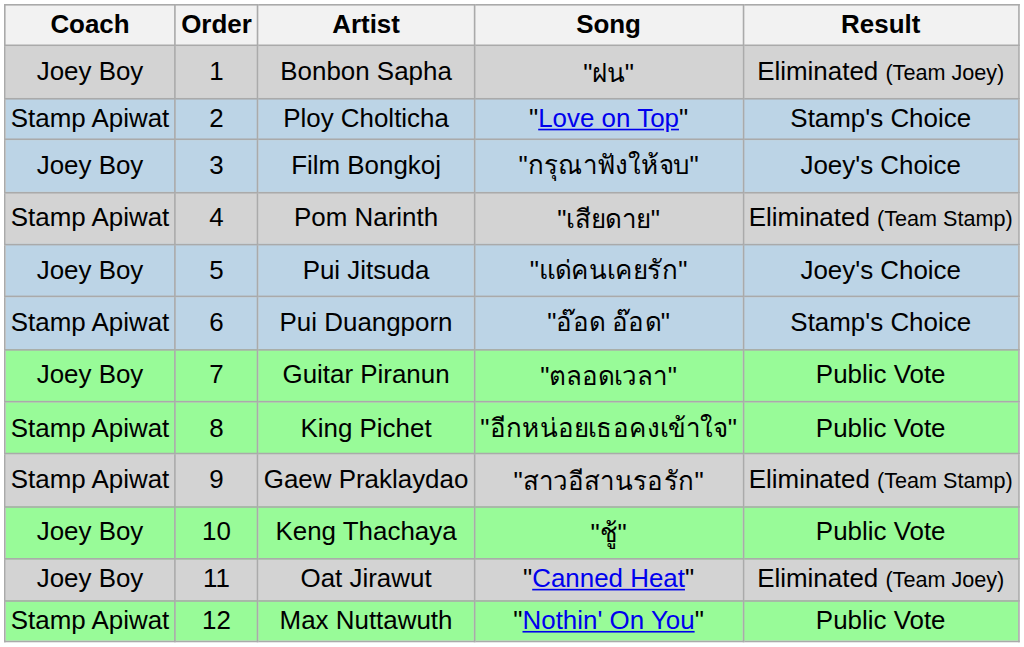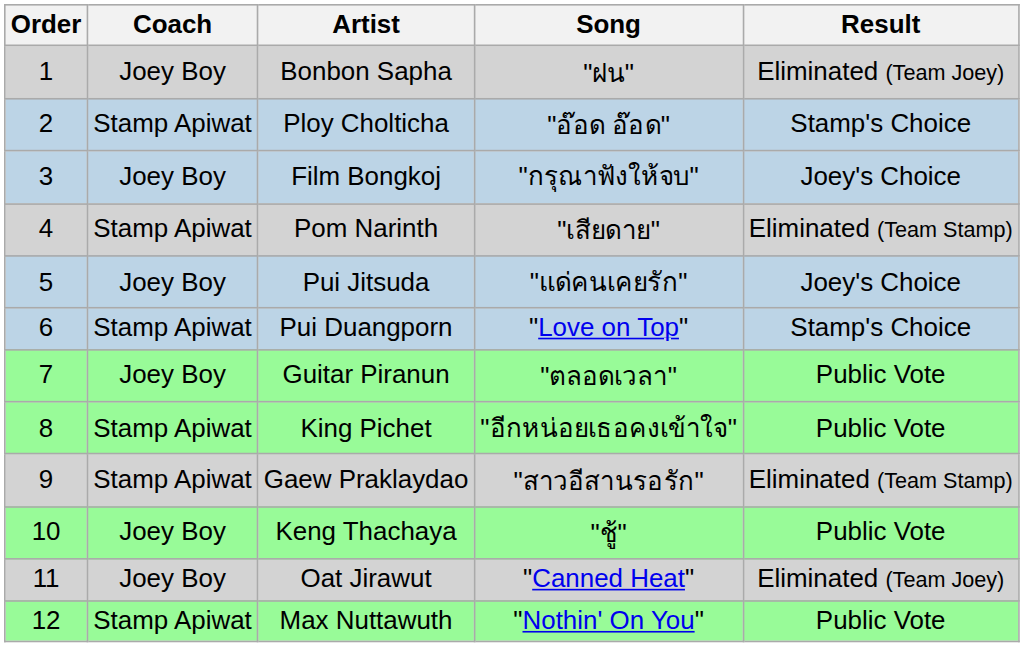columns swapped: (217, 25) <-> (90, 25)
(609, 118) "Love on Top" -> (609, 125) "อ๊อด อ๊อด"
(609, 323) "อ๊อด อ๊อด" -> (609, 328) "Love on Top"
